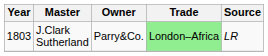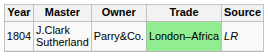(19, 36) 1803 -> (19, 36) 1804
